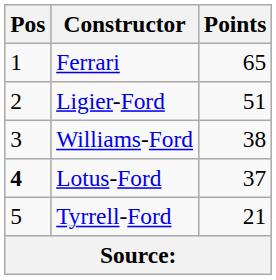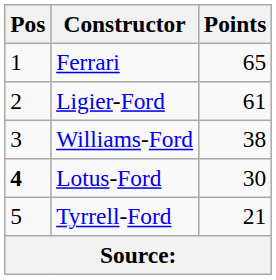(255, 101) 51 -> (255, 101) 61
(255, 178) 37 -> (255, 178) 30
